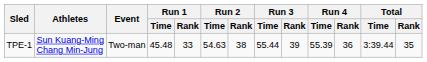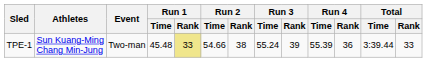(188, 46) no background -> (188, 46) khaki background
(214, 46) 54.63 -> (214, 46) 54.66
(268, 46) 55.44 -> (268, 46) 55.24
(409, 46) 35 -> (409, 46) 33
